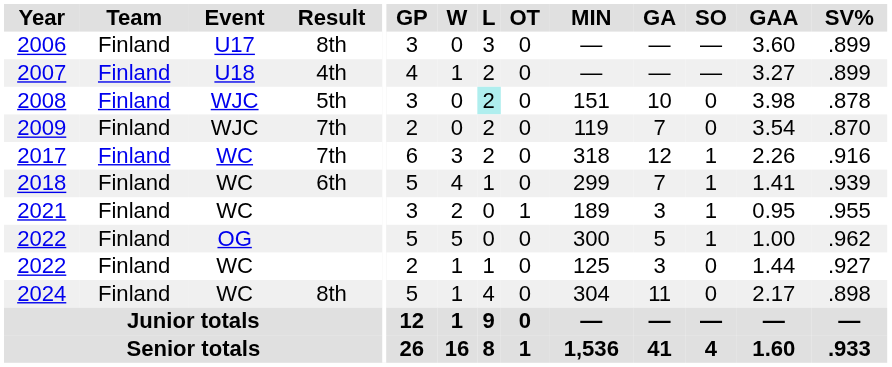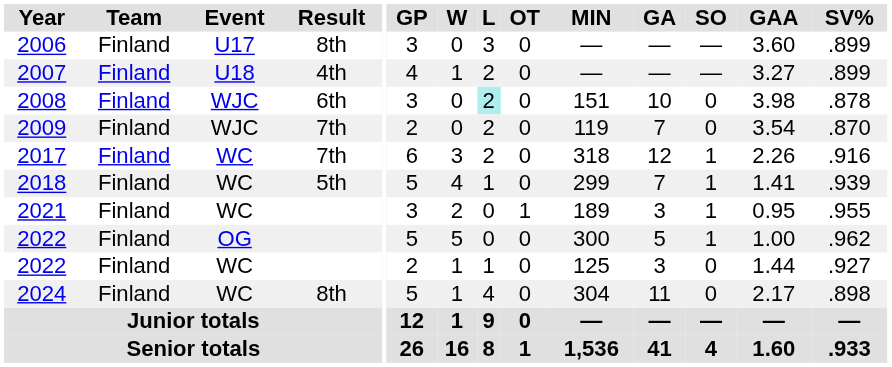(332, 100) 5th -> (332, 100) 6th
(332, 183) 6th -> (332, 183) 5th
